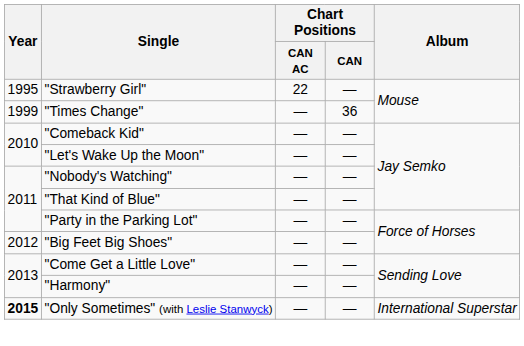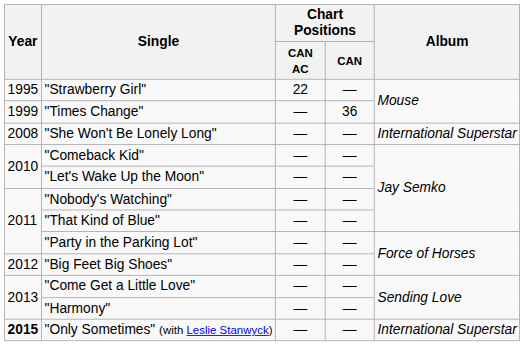+ row: (131, 133)
